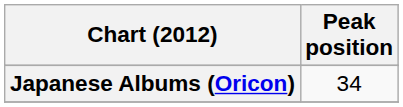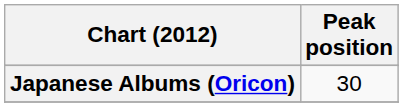(349, 83) 34 -> (349, 83) 30
